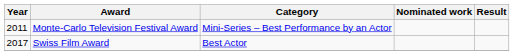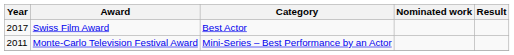rows swapped: (115, 27) <-> (71, 43)
